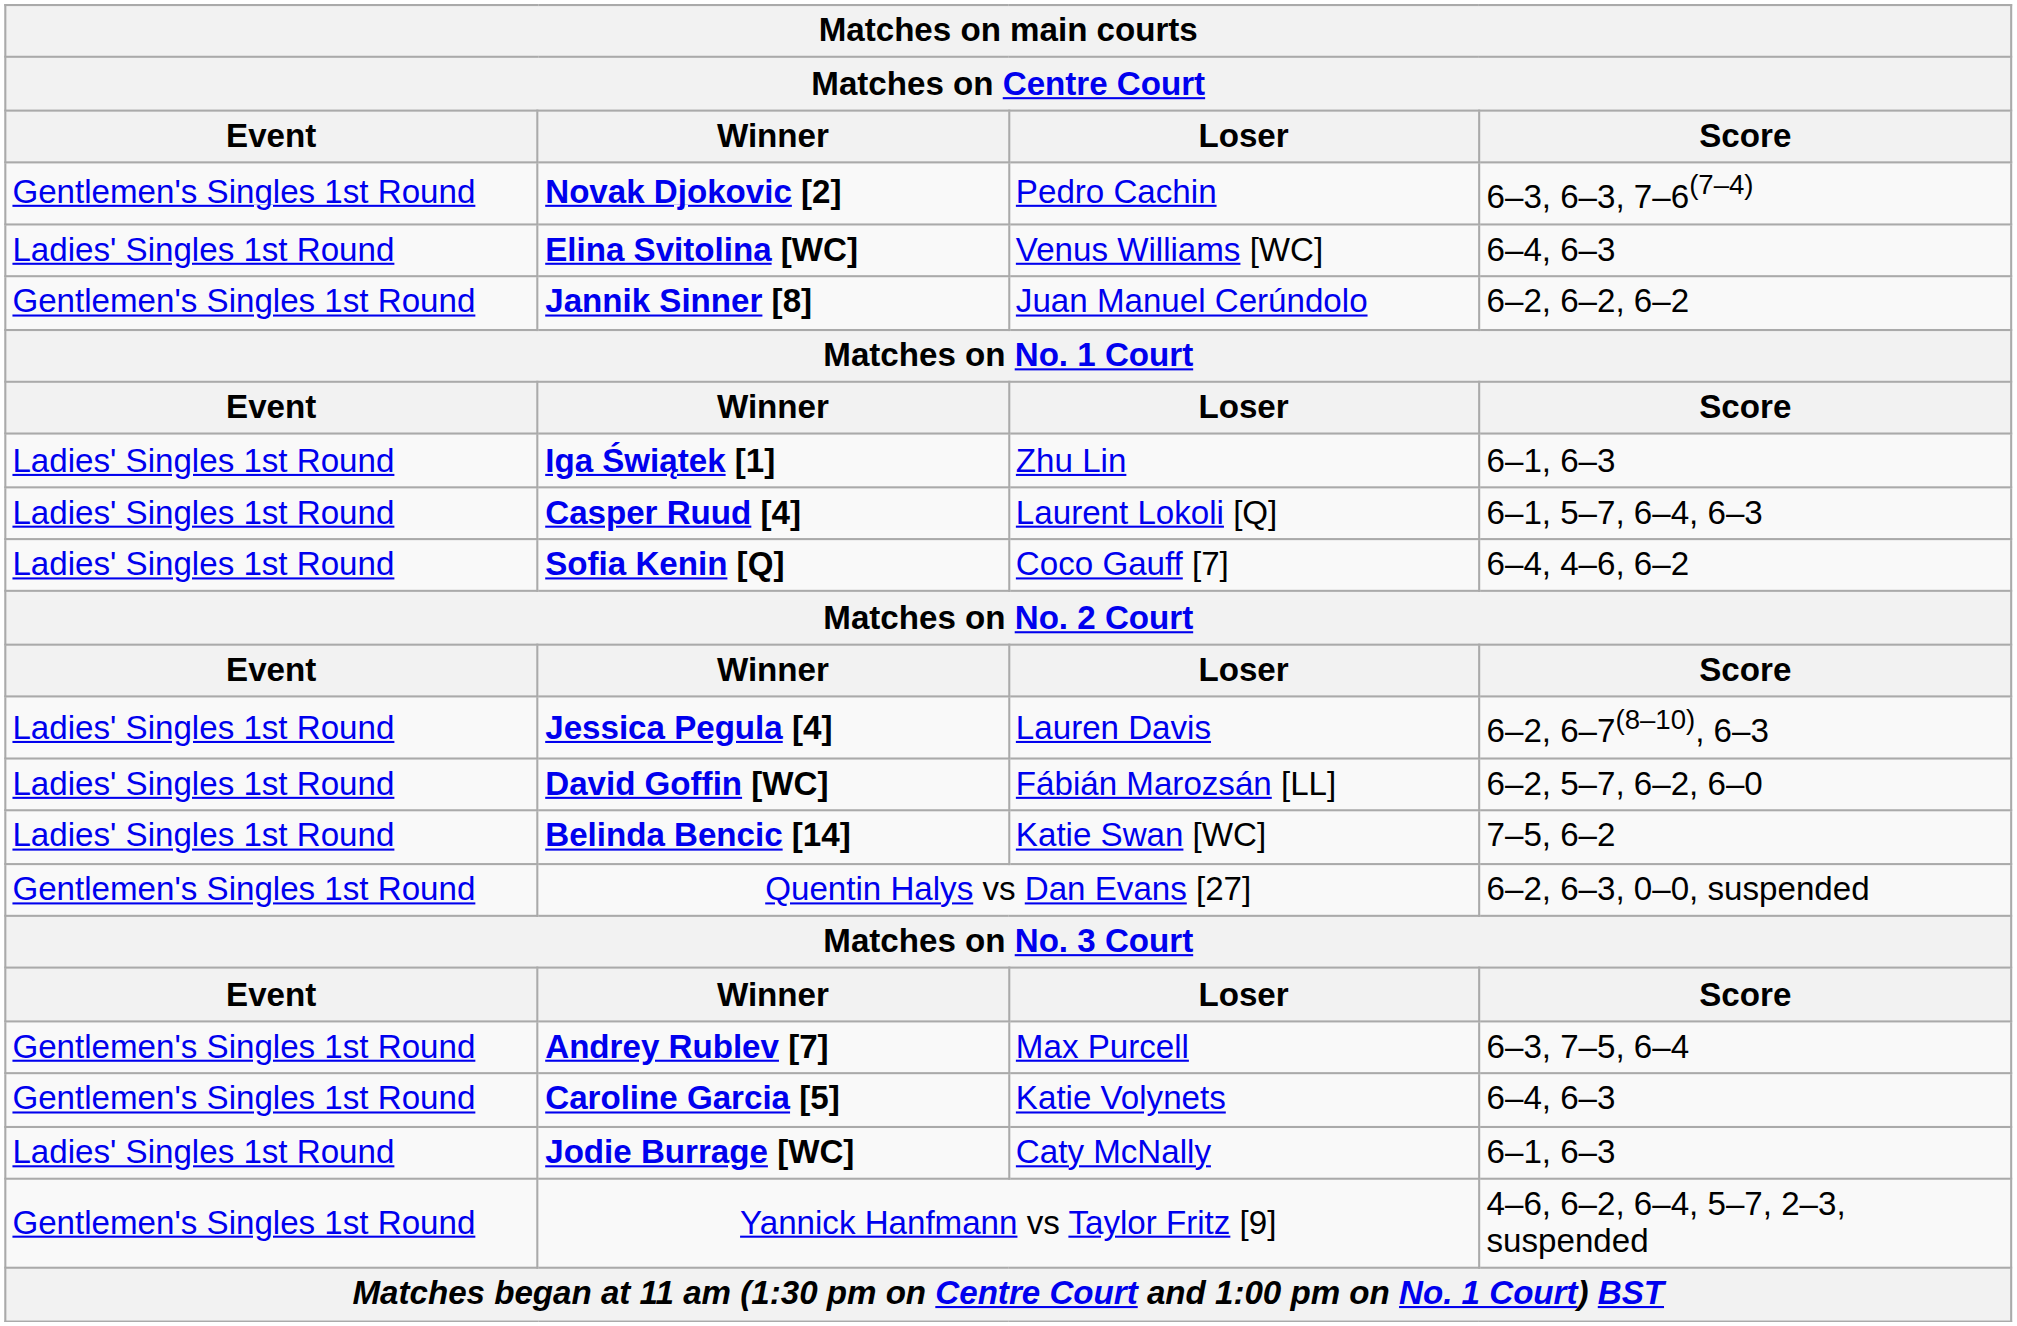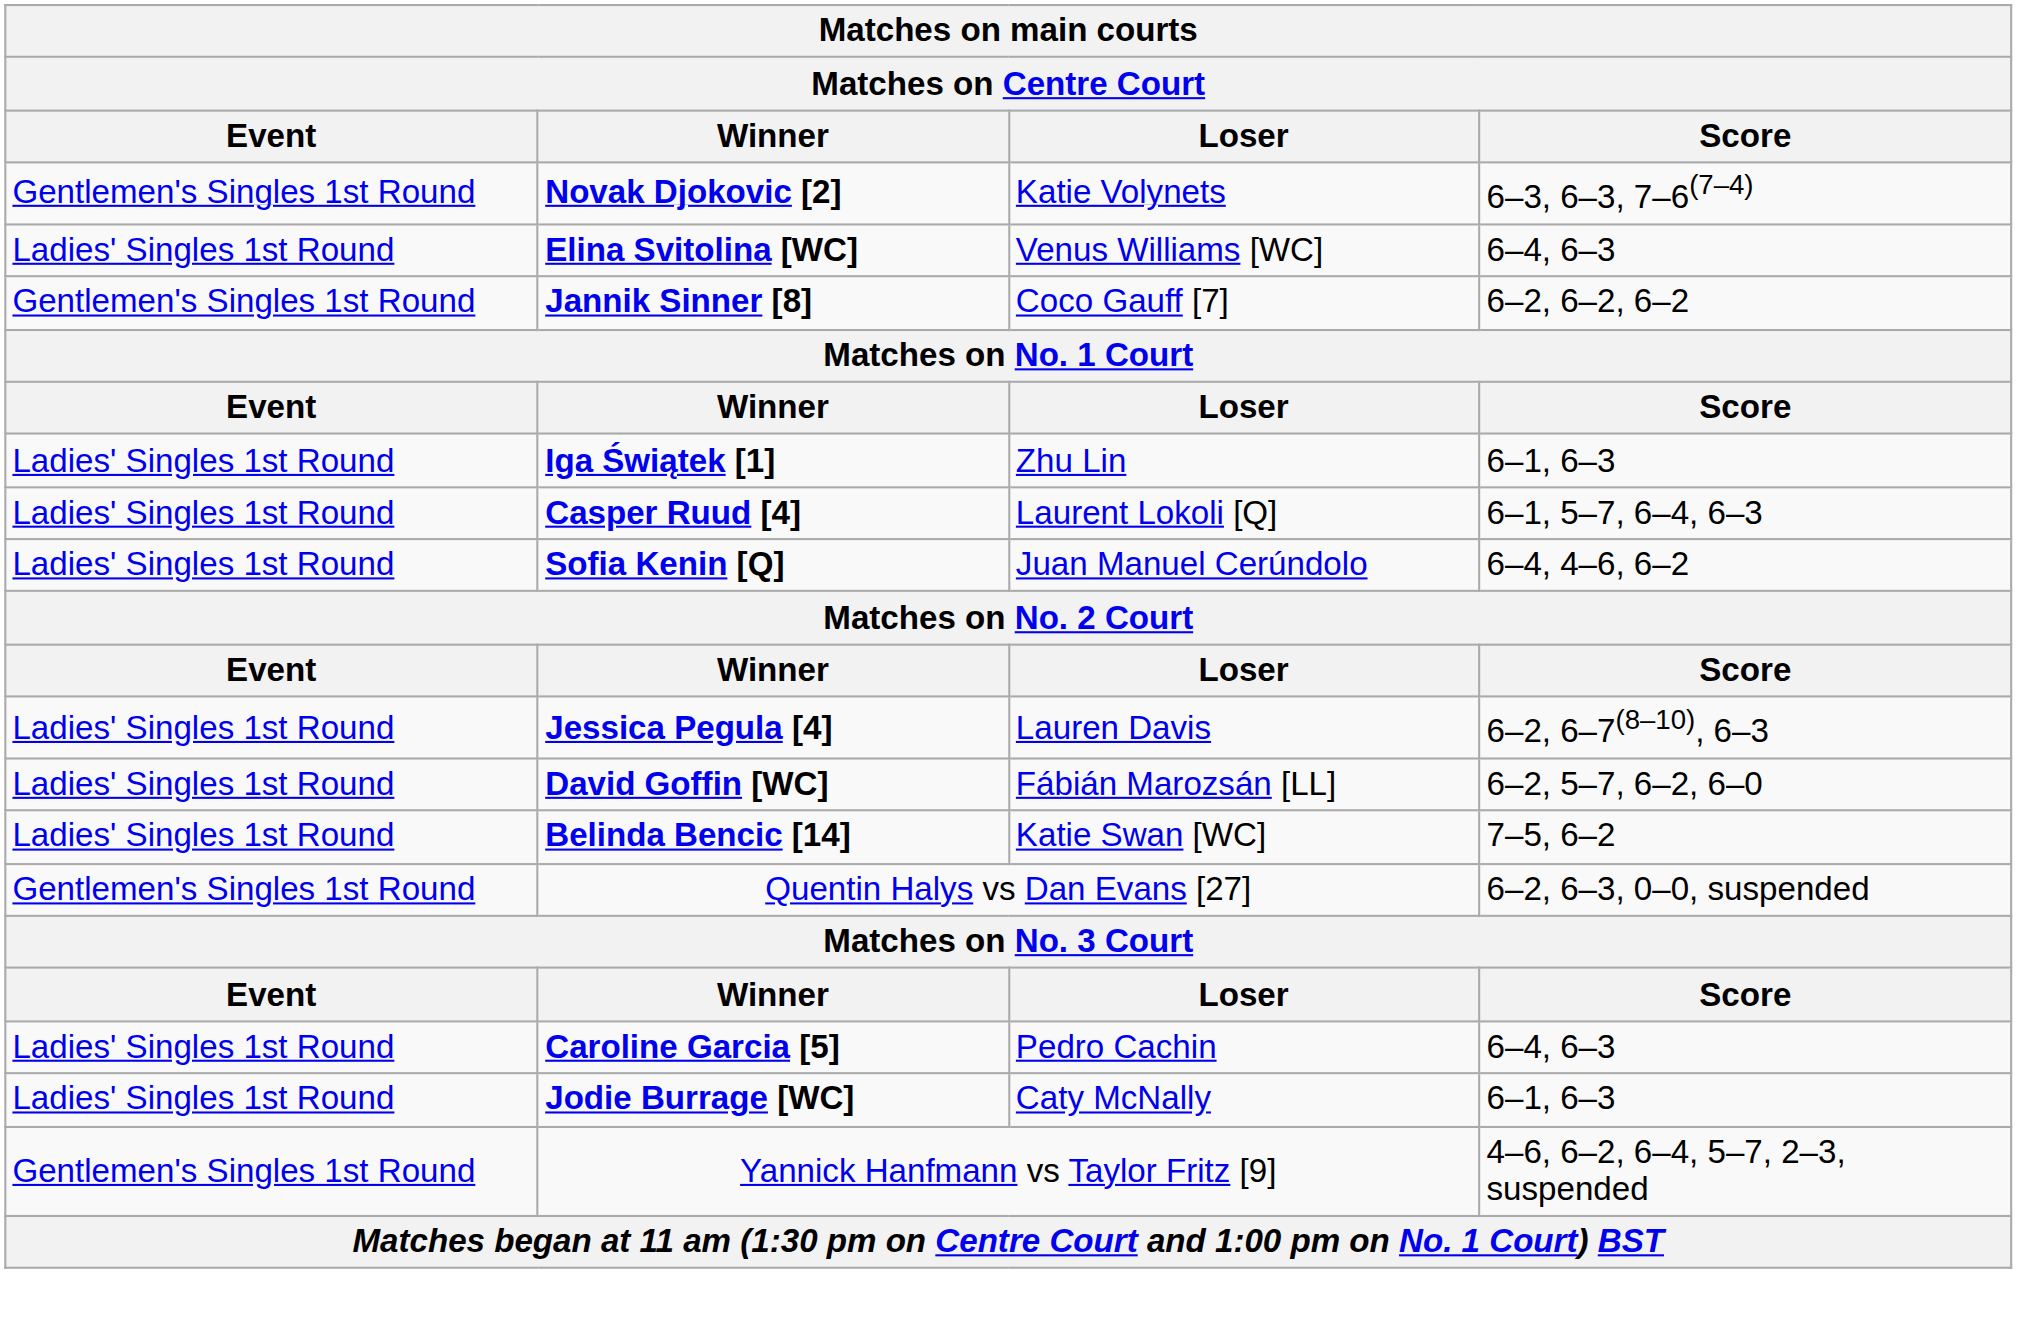(1116, 192) Pedro Cachin -> (1121, 192) Katie Volynets
(1192, 302) Juan Manuel Cerúndolo -> (1122, 302) Coco Gauff [7]
(1122, 564) Coco Gauff [7] -> (1192, 564) Juan Manuel Cerúndolo
- row: (687, 1046)
(244, 1099) Gentlemen's Singles 1st Round -> (203, 1046) Ladies' Singles 1st Round
(1121, 1099) Katie Volynets -> (1116, 1046) Pedro Cachin
